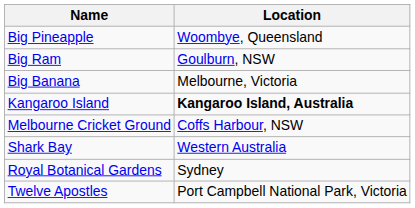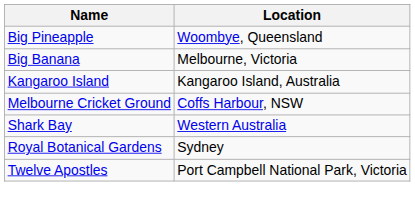- row: (34, 59)
(265, 103) bold -> (259, 81) normal
